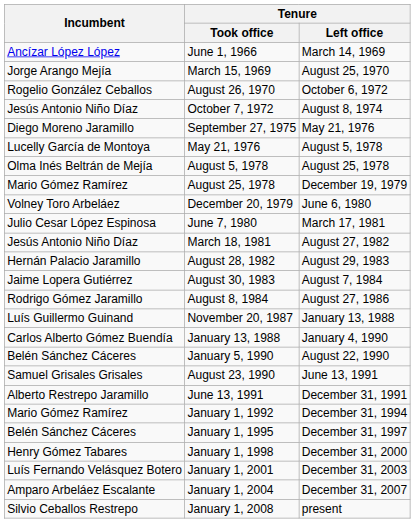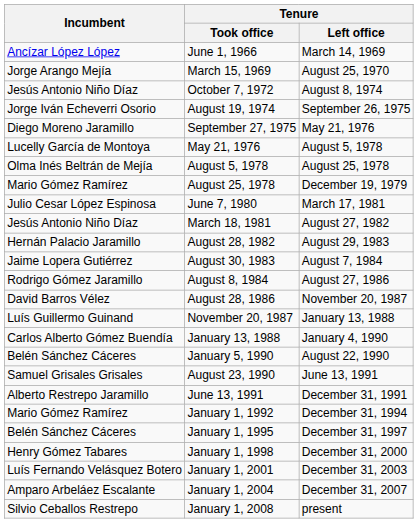- row: (231, 90)
+ row: (231, 109)
- row: (240, 204)
+ row: (231, 299)
